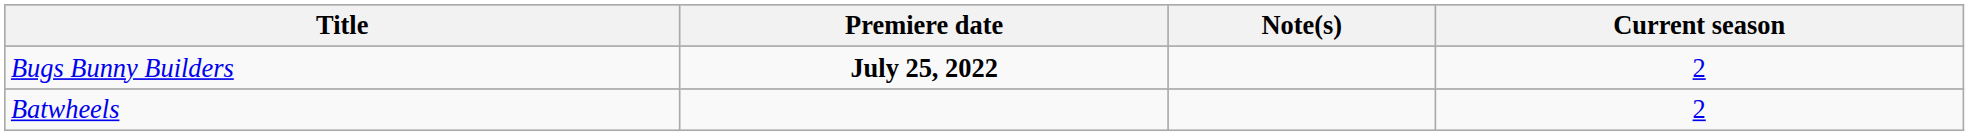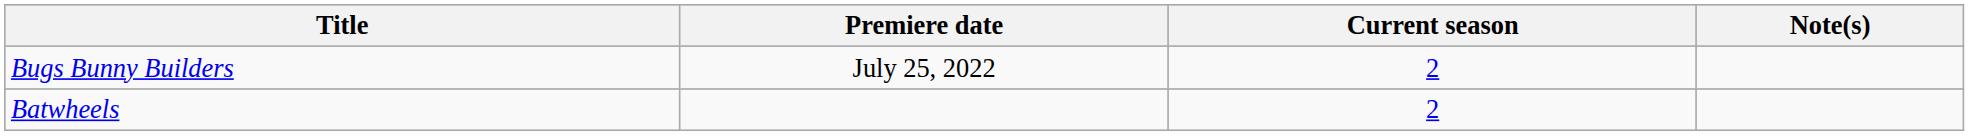columns swapped: (1699, 25) <-> (1302, 25)
(924, 67) bold -> (924, 67) normal
